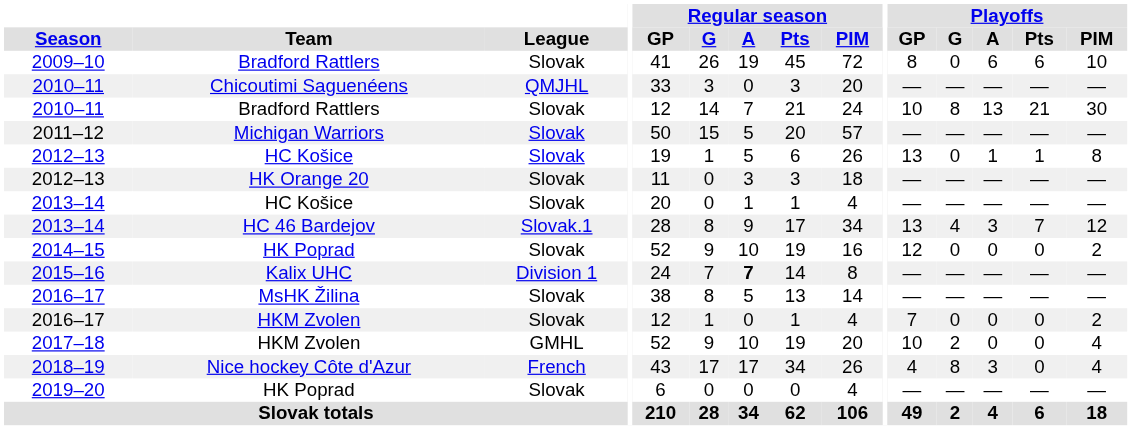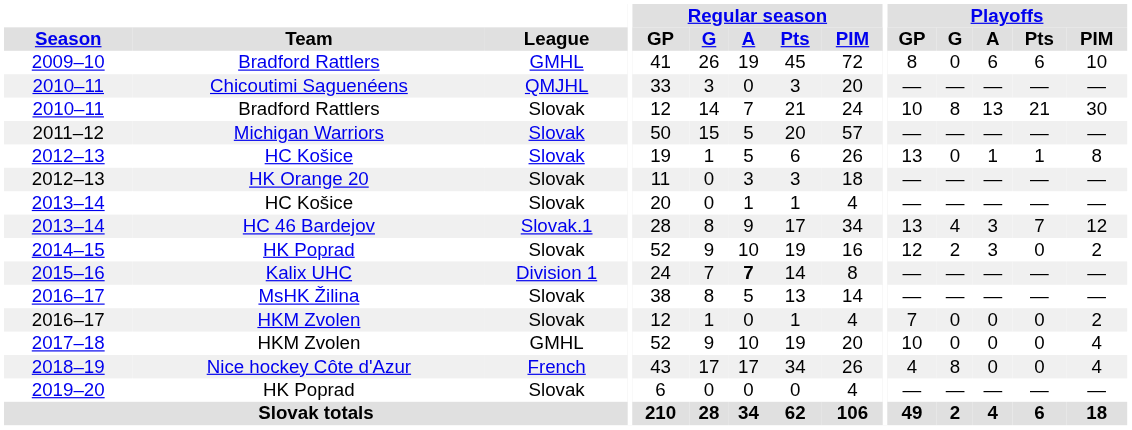(557, 62) Slovak -> (557, 62) GMHL
(955, 249) 0 -> (955, 249) 2
(993, 249) 0 -> (993, 249) 3
(955, 343) 2 -> (955, 343) 0
(993, 366) 3 -> (993, 366) 0
